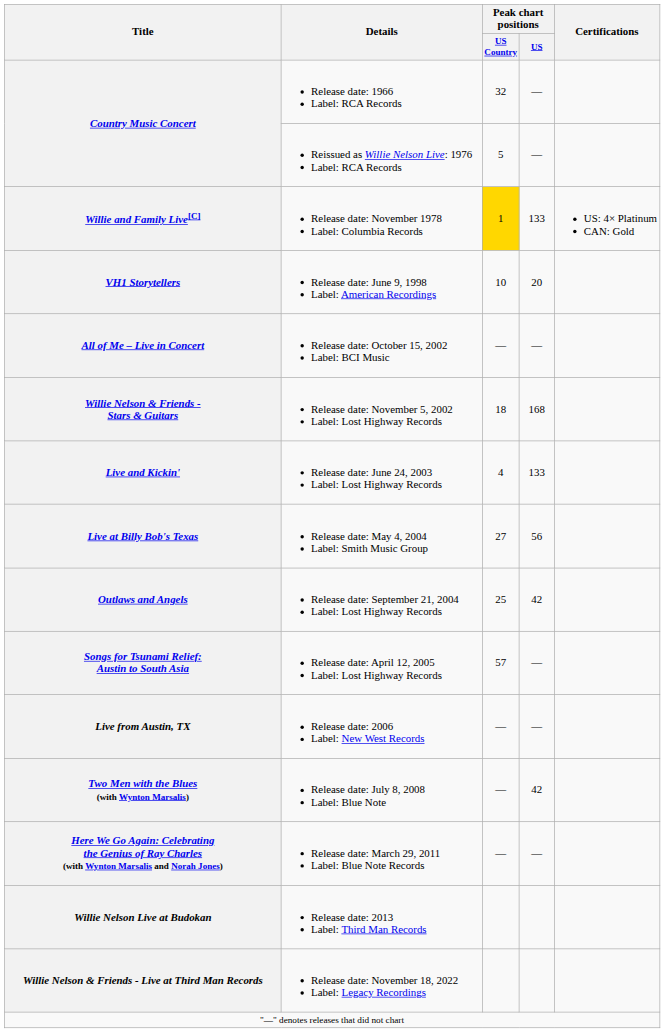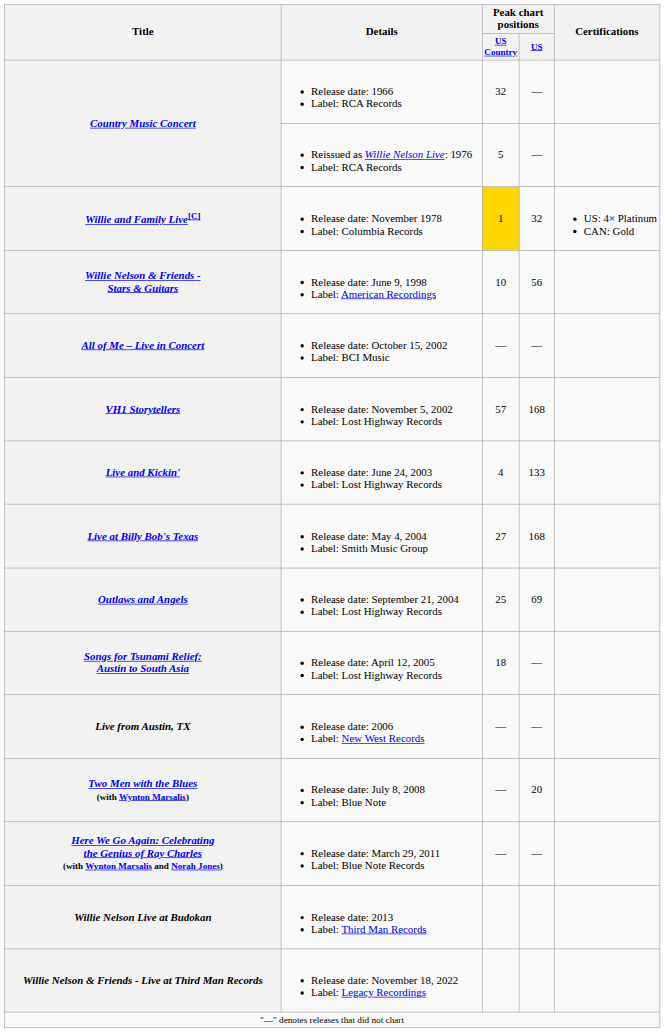(537, 218) 133 -> (537, 218) 32
(143, 282) VH1 Storytellers -> (143, 282) Willie Nelson & Friends - Stars & Guitars
(537, 282) 20 -> (537, 282) 56
(143, 409) Willie Nelson & Friends - Stars & Guitars -> (143, 409) VH1 Storytellers
(501, 409) 18 -> (501, 409) 57
(537, 536) 56 -> (537, 536) 168
(537, 599) 42 -> (537, 599) 69
(501, 663) 57 -> (501, 663) 18
(537, 790) 42 -> (537, 790) 20
